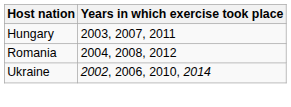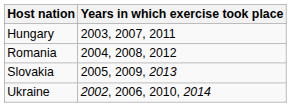+ row: (31, 72)
